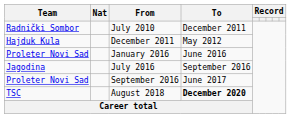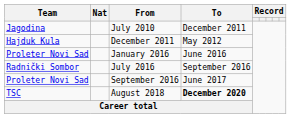(43, 28) Radnički Sombor -> (26, 28) Jagodina
(26, 67) Jagodina -> (43, 67) Radnički Sombor
